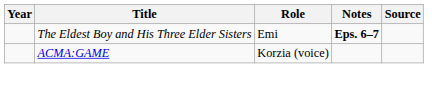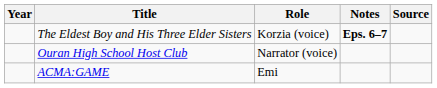(268, 33) Emi -> (293, 33) Korzia (voice)
+ row: (112, 53)
(293, 53) Korzia (voice) -> (268, 72) Emi
